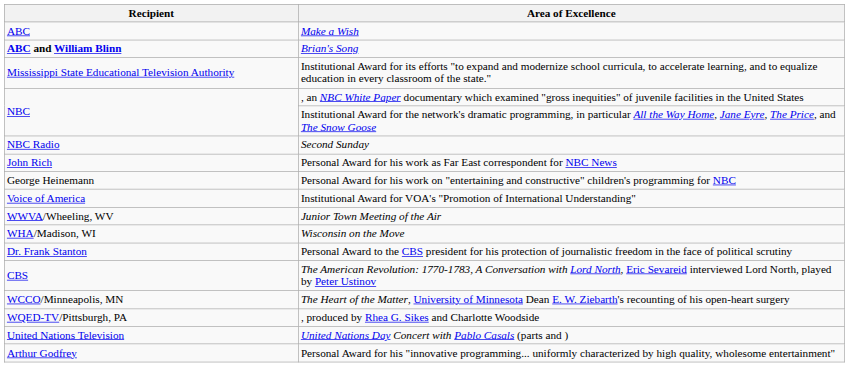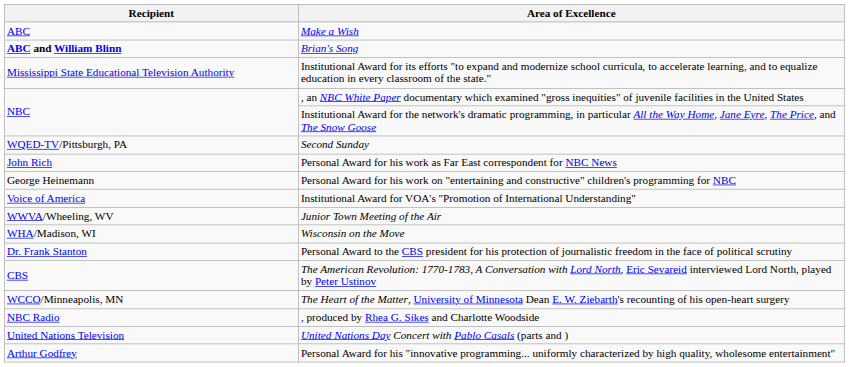(33, 145) NBC Radio -> (67, 145) WQED-TV/Pittsburgh, PA
(67, 317) WQED-TV/Pittsburgh, PA -> (33, 317) NBC Radio
